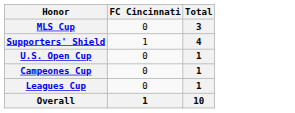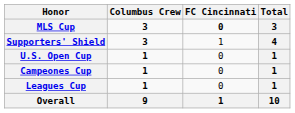+ column: (145, 12)
(145, 27) normal -> (221, 27) bold
